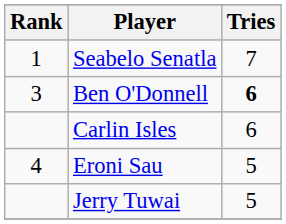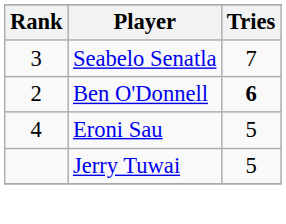(36, 58) 1 -> (36, 58) 3
(36, 93) 3 -> (36, 93) 2
- row: (125, 129)
